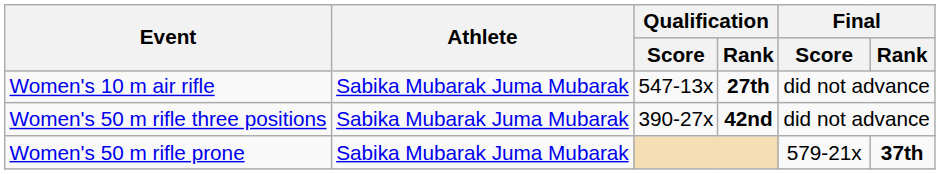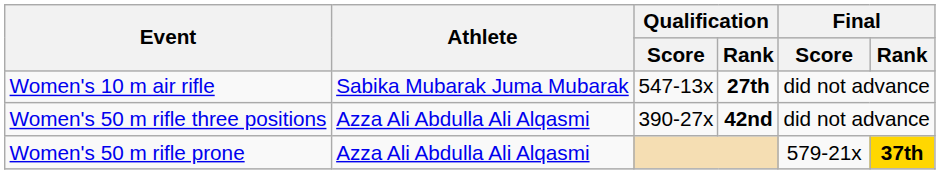(482, 120) Sabika Mubarak Juma Mubarak -> (463, 120) Azza Ali Abdulla Ali Alqasmi
(482, 153) Sabika Mubarak Juma Mubarak -> (463, 153) Azza Ali Abdulla Ali Alqasmi
(902, 153) no background -> (902, 153) gold background
